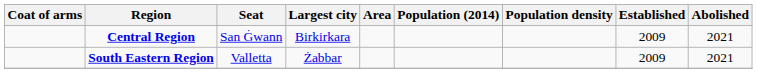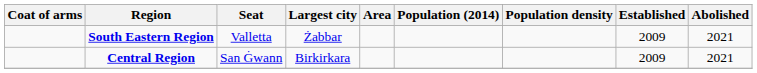rows swapped: (151, 36) <-> (151, 57)
